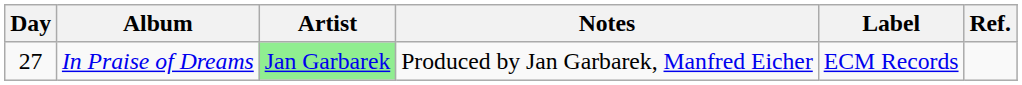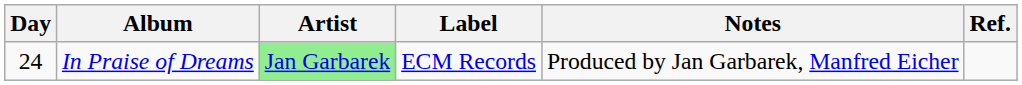columns swapped: (891, 23) <-> (607, 23)
(31, 60) 27 -> (31, 60) 24
